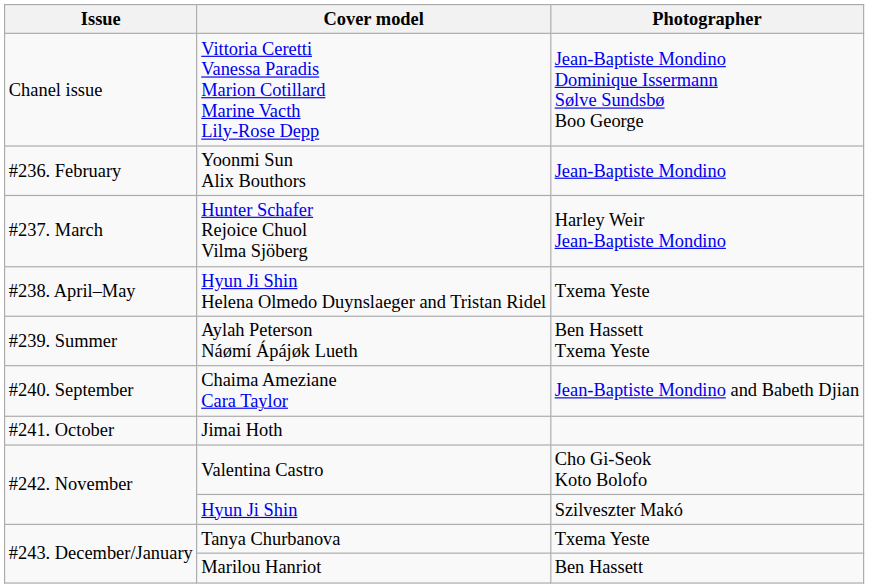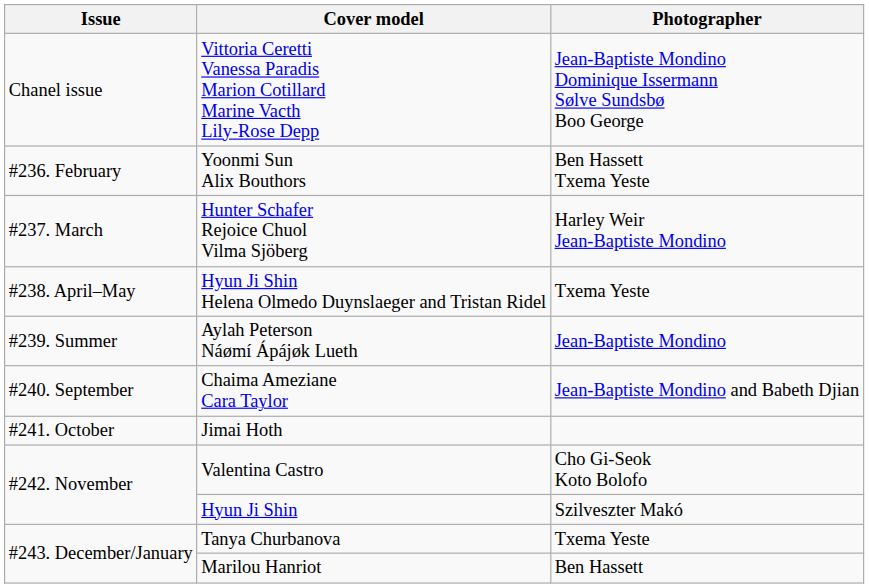(640, 170) Jean-Baptiste Mondino -> (602, 170) Ben Hassett Txema Yeste
(602, 340) Ben Hassett Txema Yeste -> (640, 340) Jean-Baptiste Mondino
